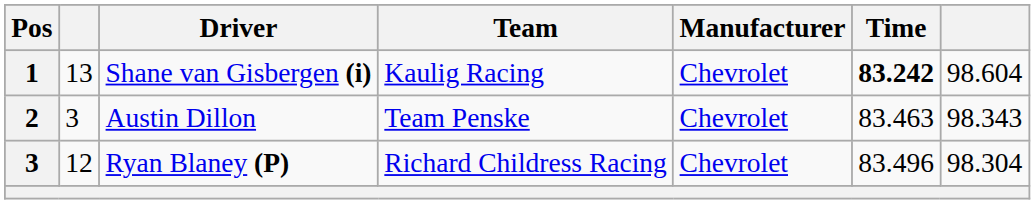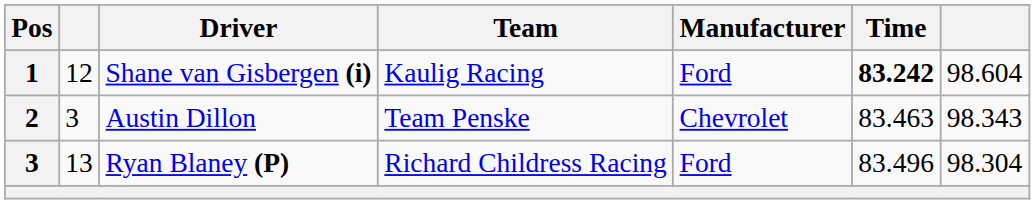(79, 72) 13 -> (79, 72) 12
(734, 72) Chevrolet -> (706, 72) Ford
(79, 163) 12 -> (79, 163) 13
(734, 163) Chevrolet -> (706, 163) Ford
